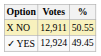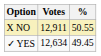(54, 43) 12,924 -> (54, 43) 12,634
